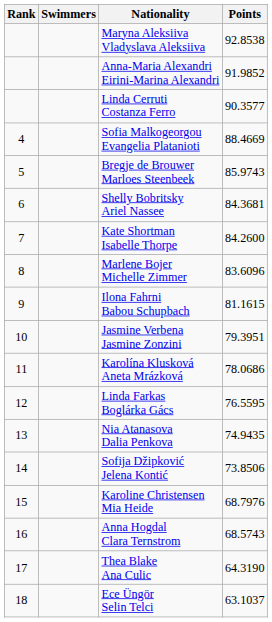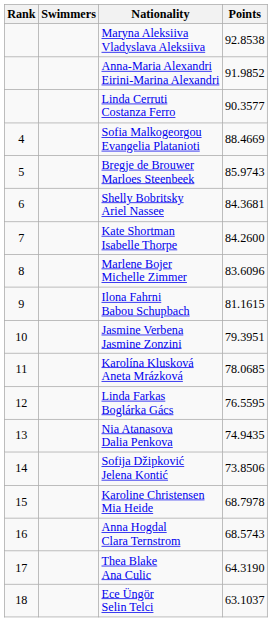(245, 369) 78.0686 -> (245, 369) 78.0685
(245, 501) 68.7976 -> (245, 501) 68.7978
